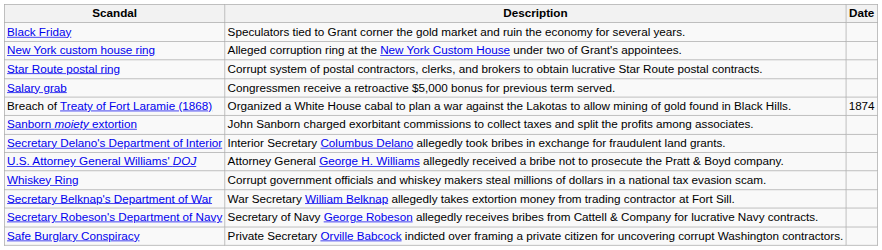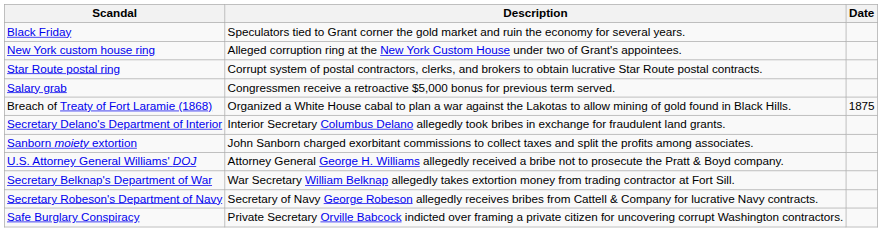(862, 106) 1874 -> (862, 106) 1875
rows swapped: (72, 124) <-> (115, 143)
- row: (43, 180)
